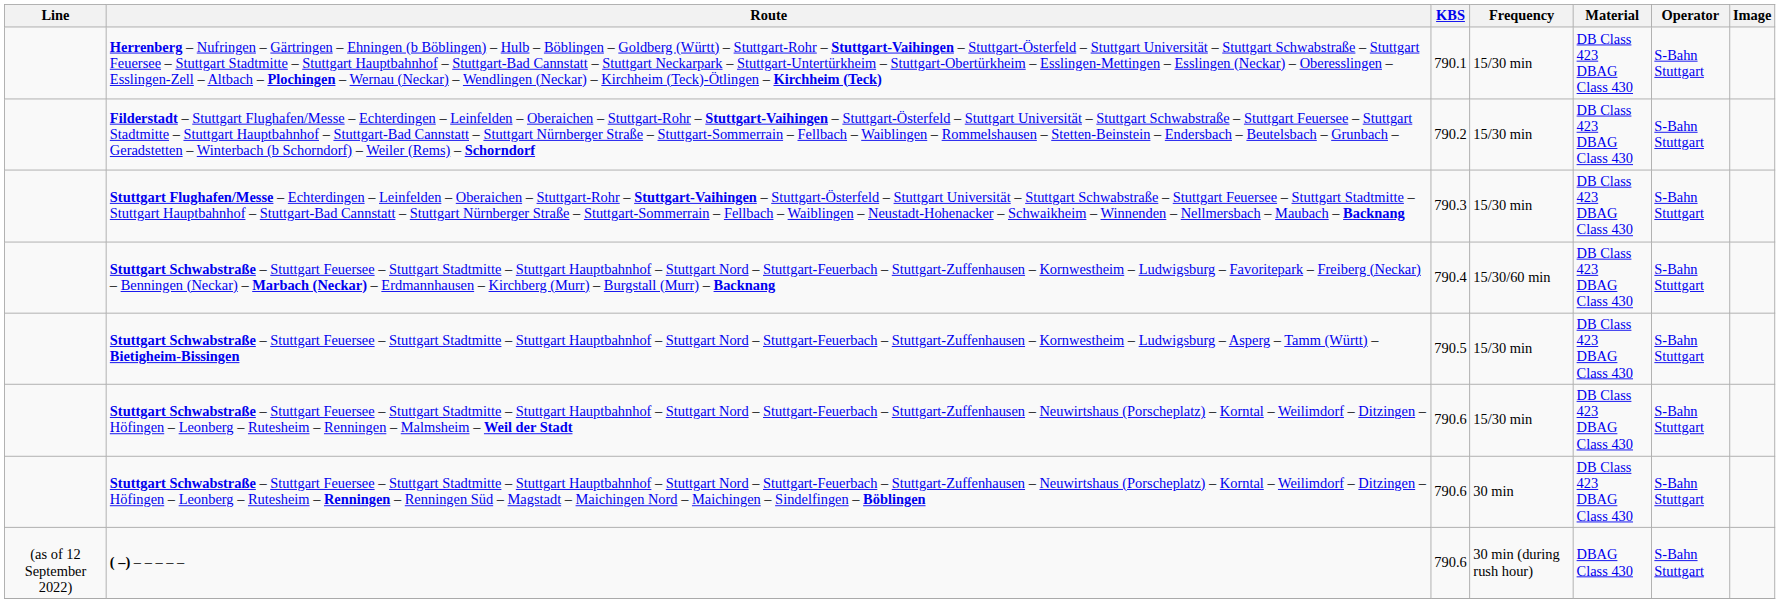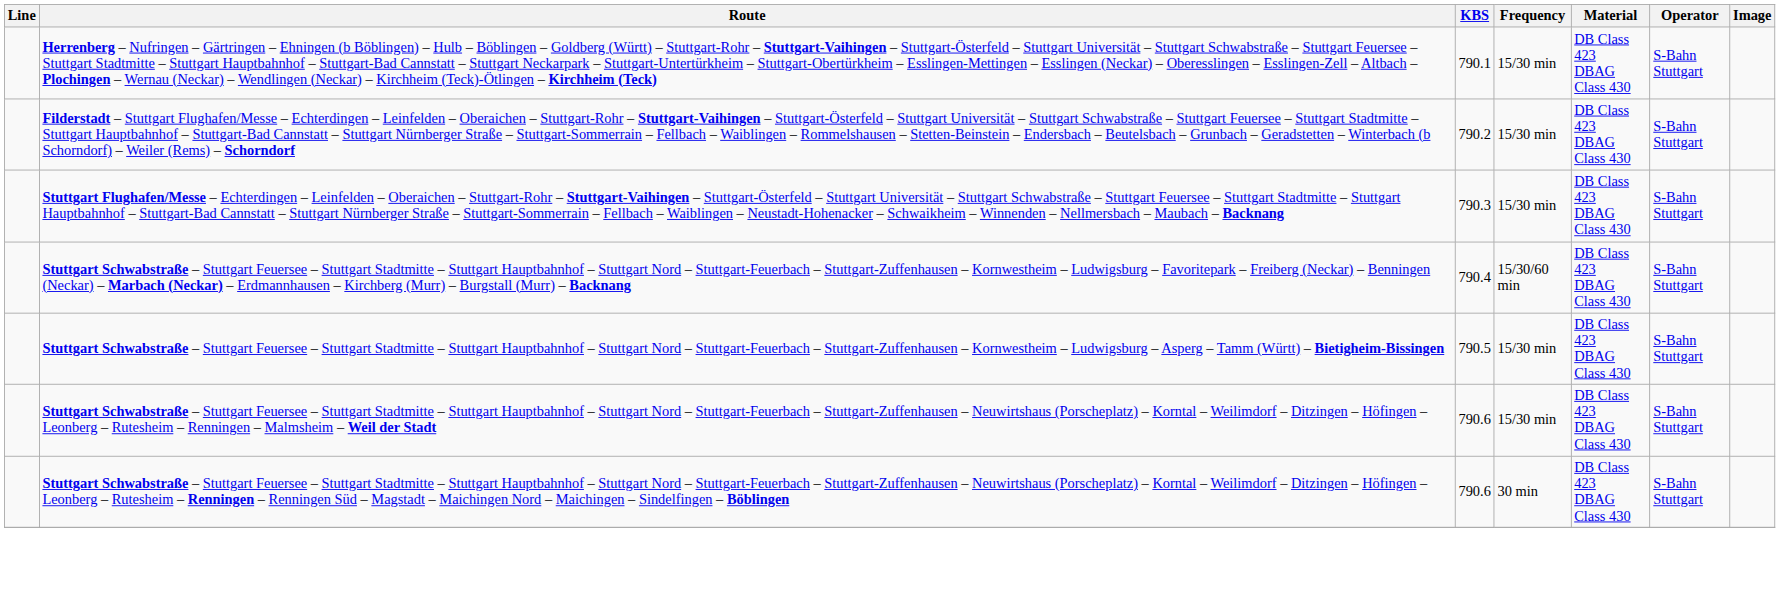- row: (147, 563)
